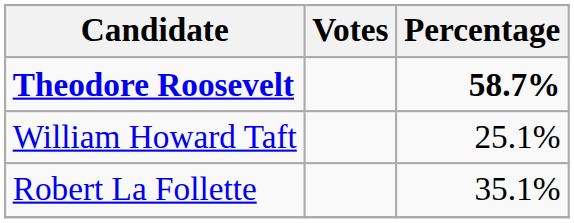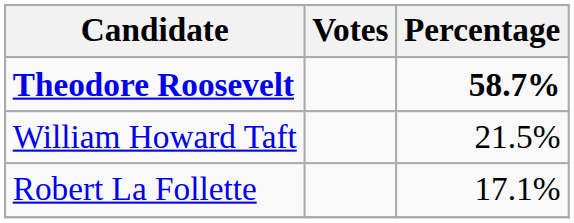(517, 136) 25.1% -> (517, 136) 21.5%
(517, 189) 35.1% -> (517, 189) 17.1%
